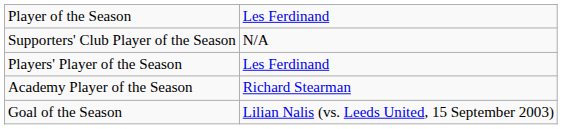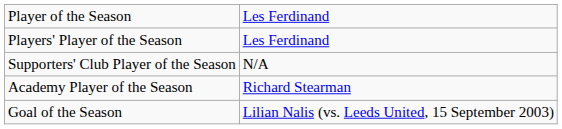rows swapped: (95, 64) <-> (122, 40)
